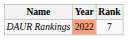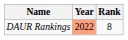(109, 27) 7 -> (109, 27) 8
